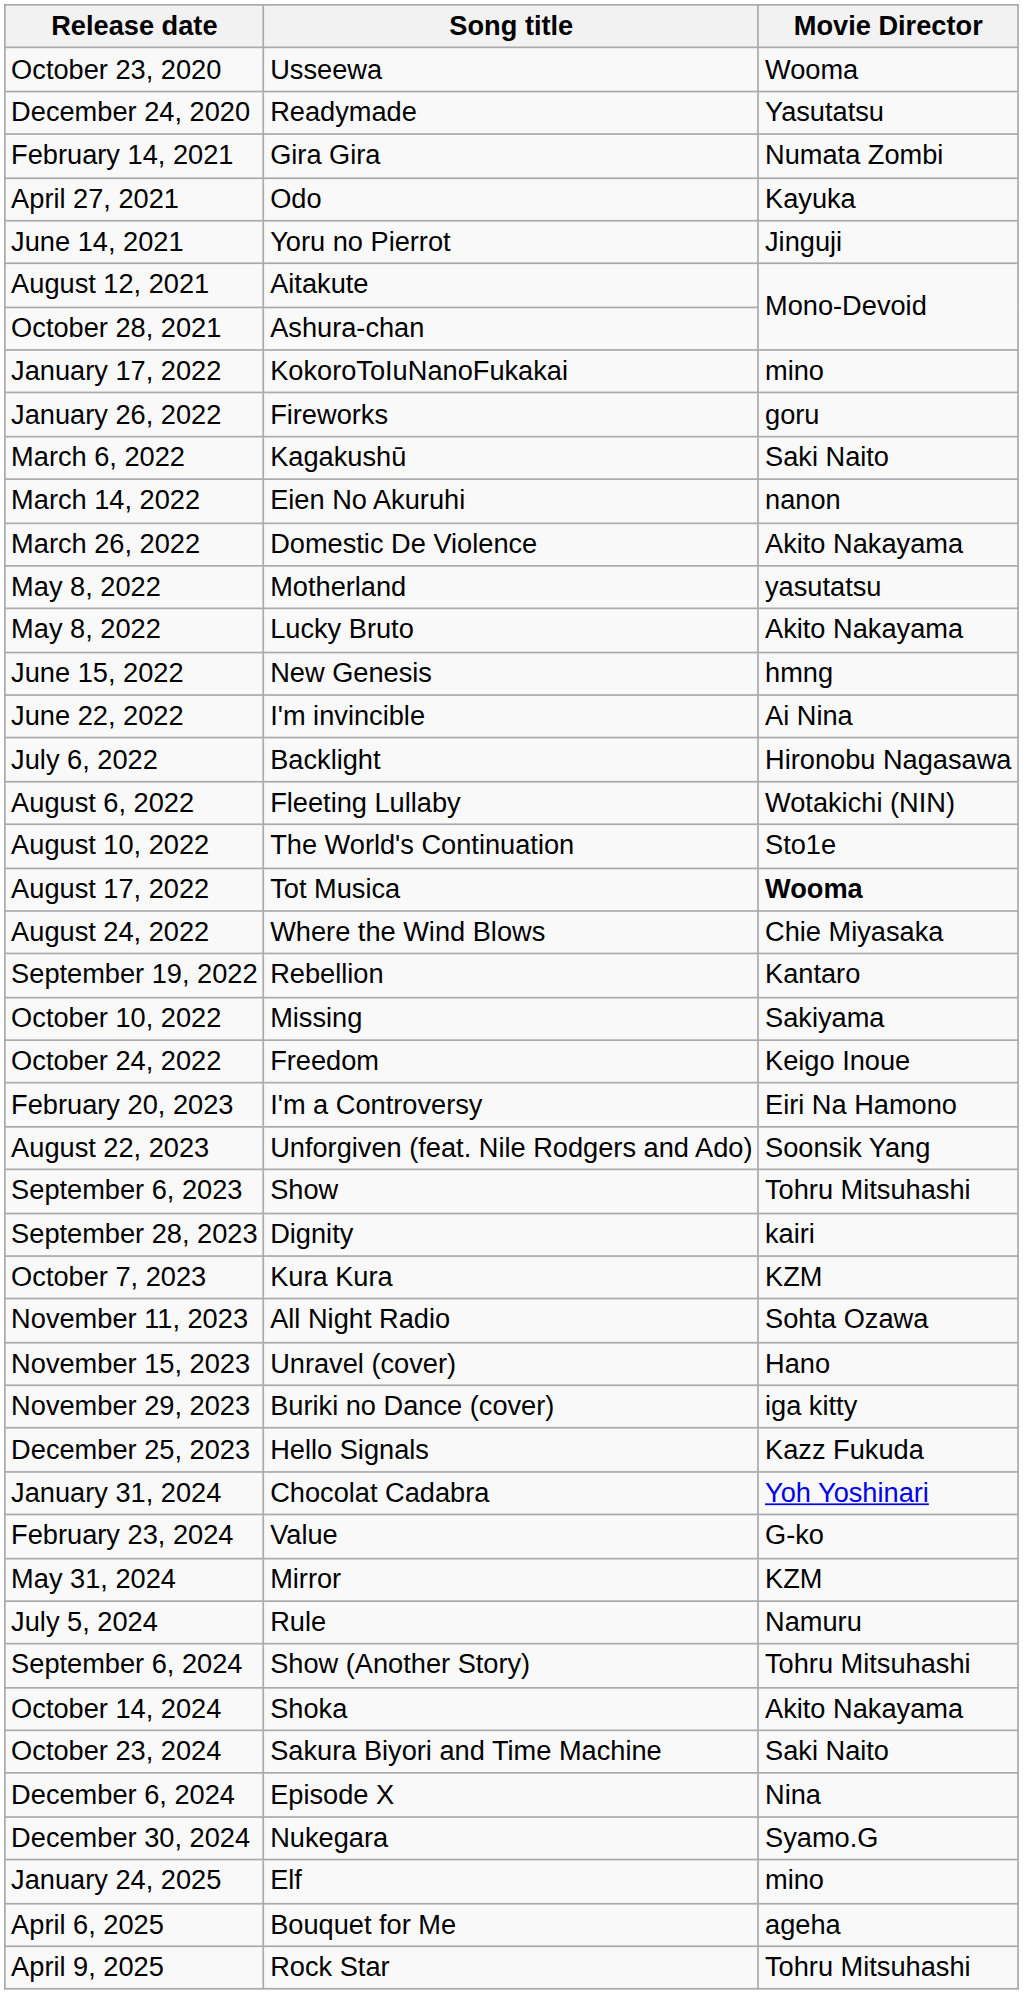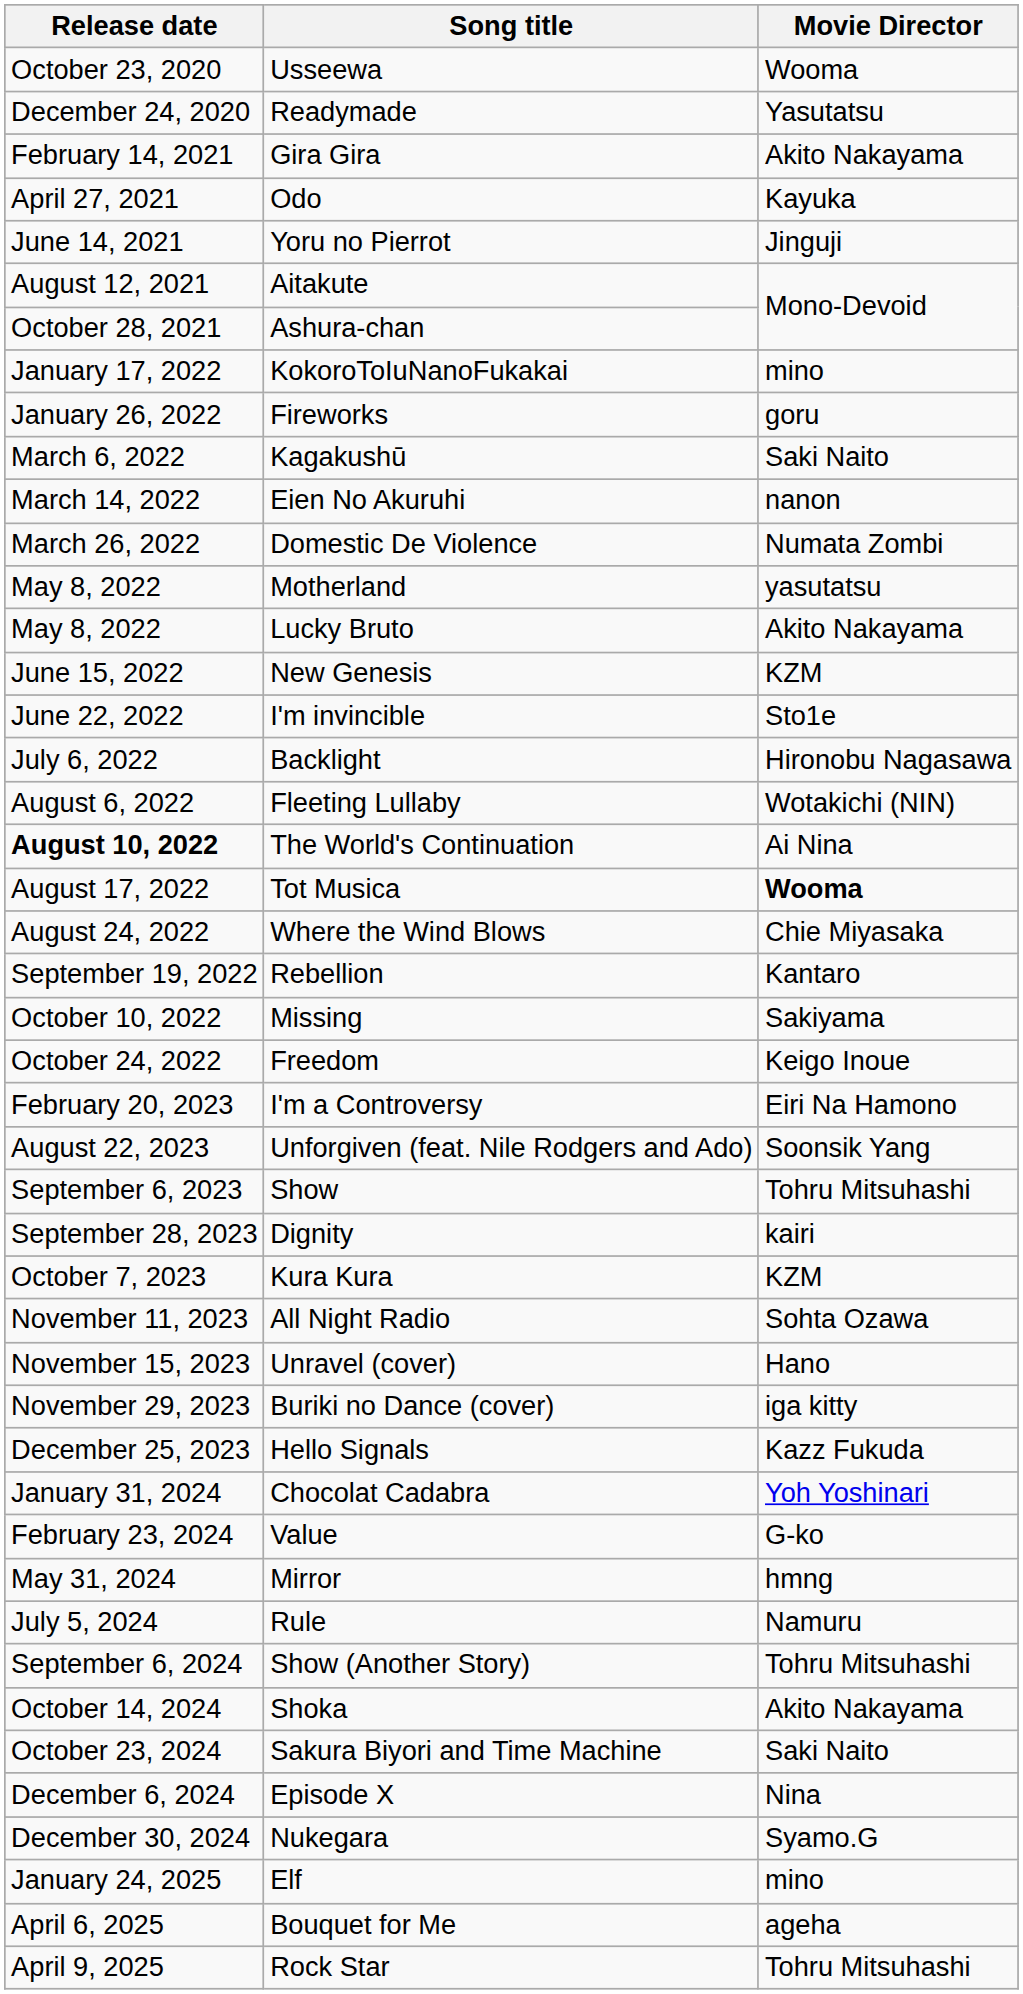(854, 155) Numata Zombi -> (864, 155) Akito Nakayama
(864, 543) Akito Nakayama -> (854, 543) Numata Zombi
(799, 673) hmng -> (794, 673) KZM
(809, 716) Ai Nina -> (801, 716) Sto1e
(110, 845) normal -> (115, 845) bold
(801, 845) Sto1e -> (809, 845) Ai Nina
(794, 1579) KZM -> (799, 1579) hmng
